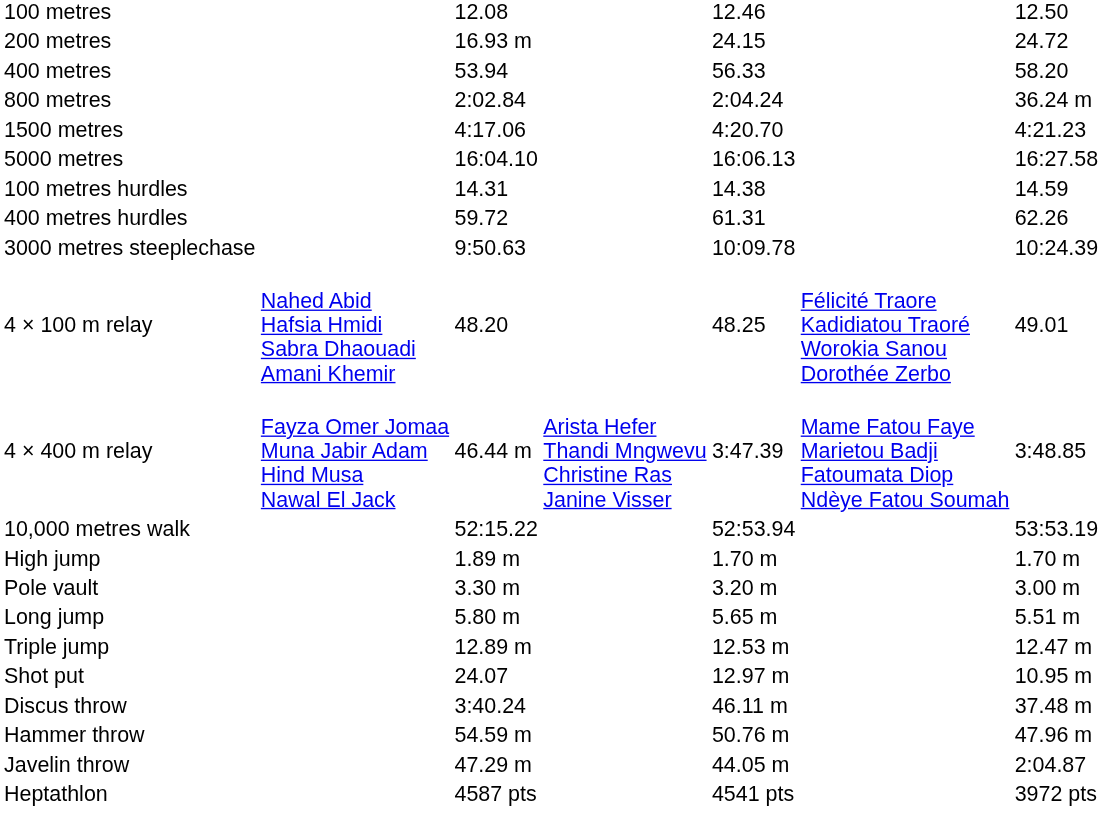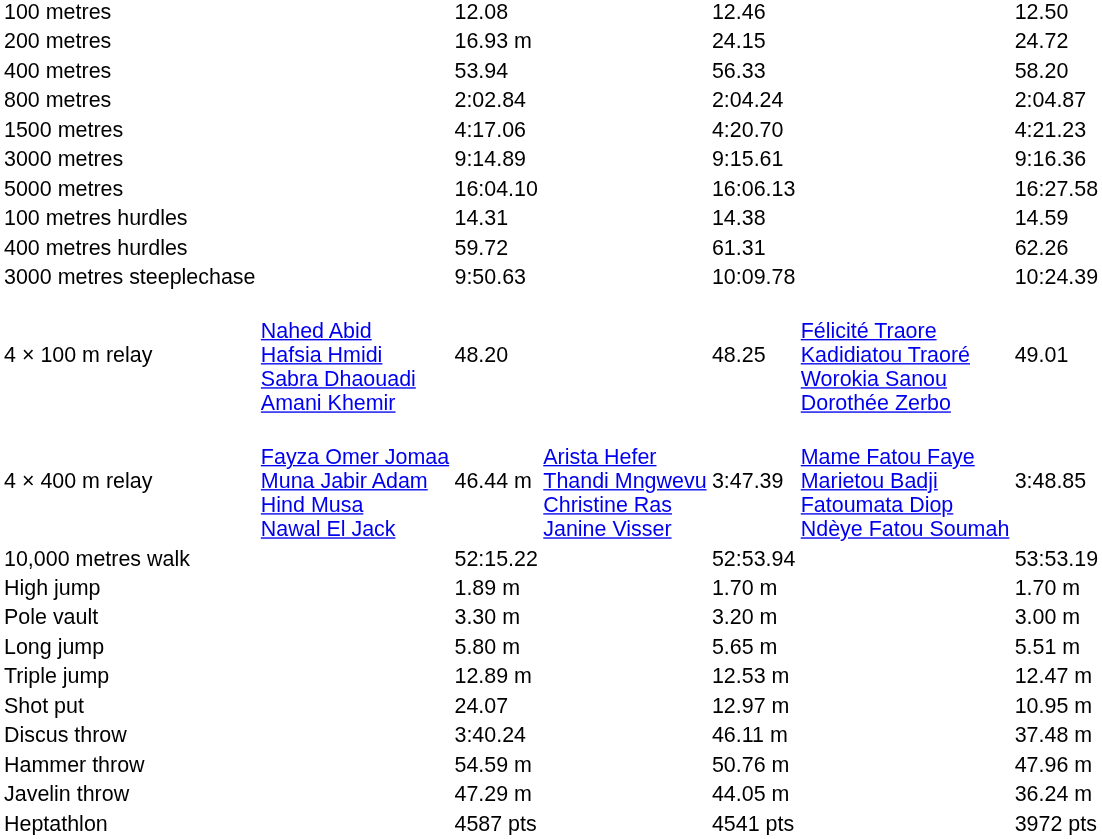(1053, 100) 36.24 m -> (1050, 100) 2:04.87
+ row: (64, 159)
(1050, 764) 2:04.87 -> (1053, 794) 36.24 m
